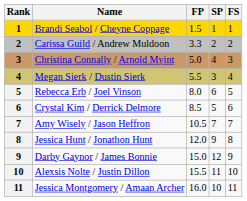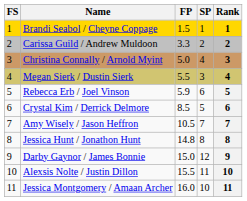columns swapped: (18, 12) <-> (234, 12)
(195, 92) 8.0 -> (183, 92) 5.9
(198, 140) 12.0 -> (186, 140) 14.8
(214, 140) 9 -> (202, 140) 8
